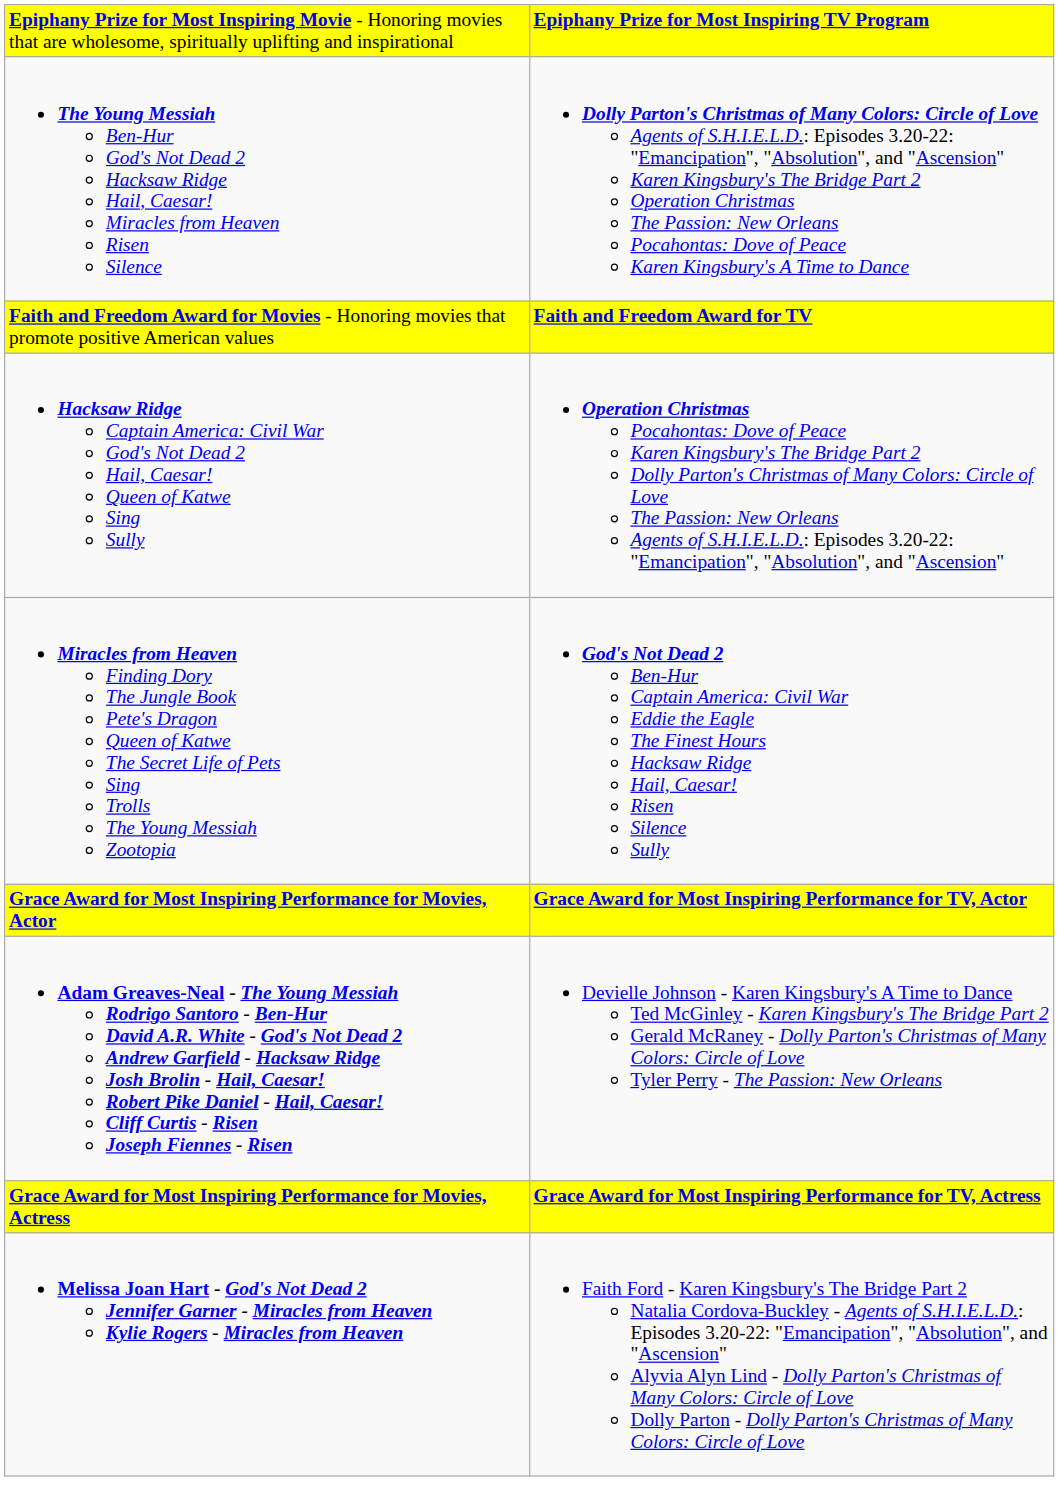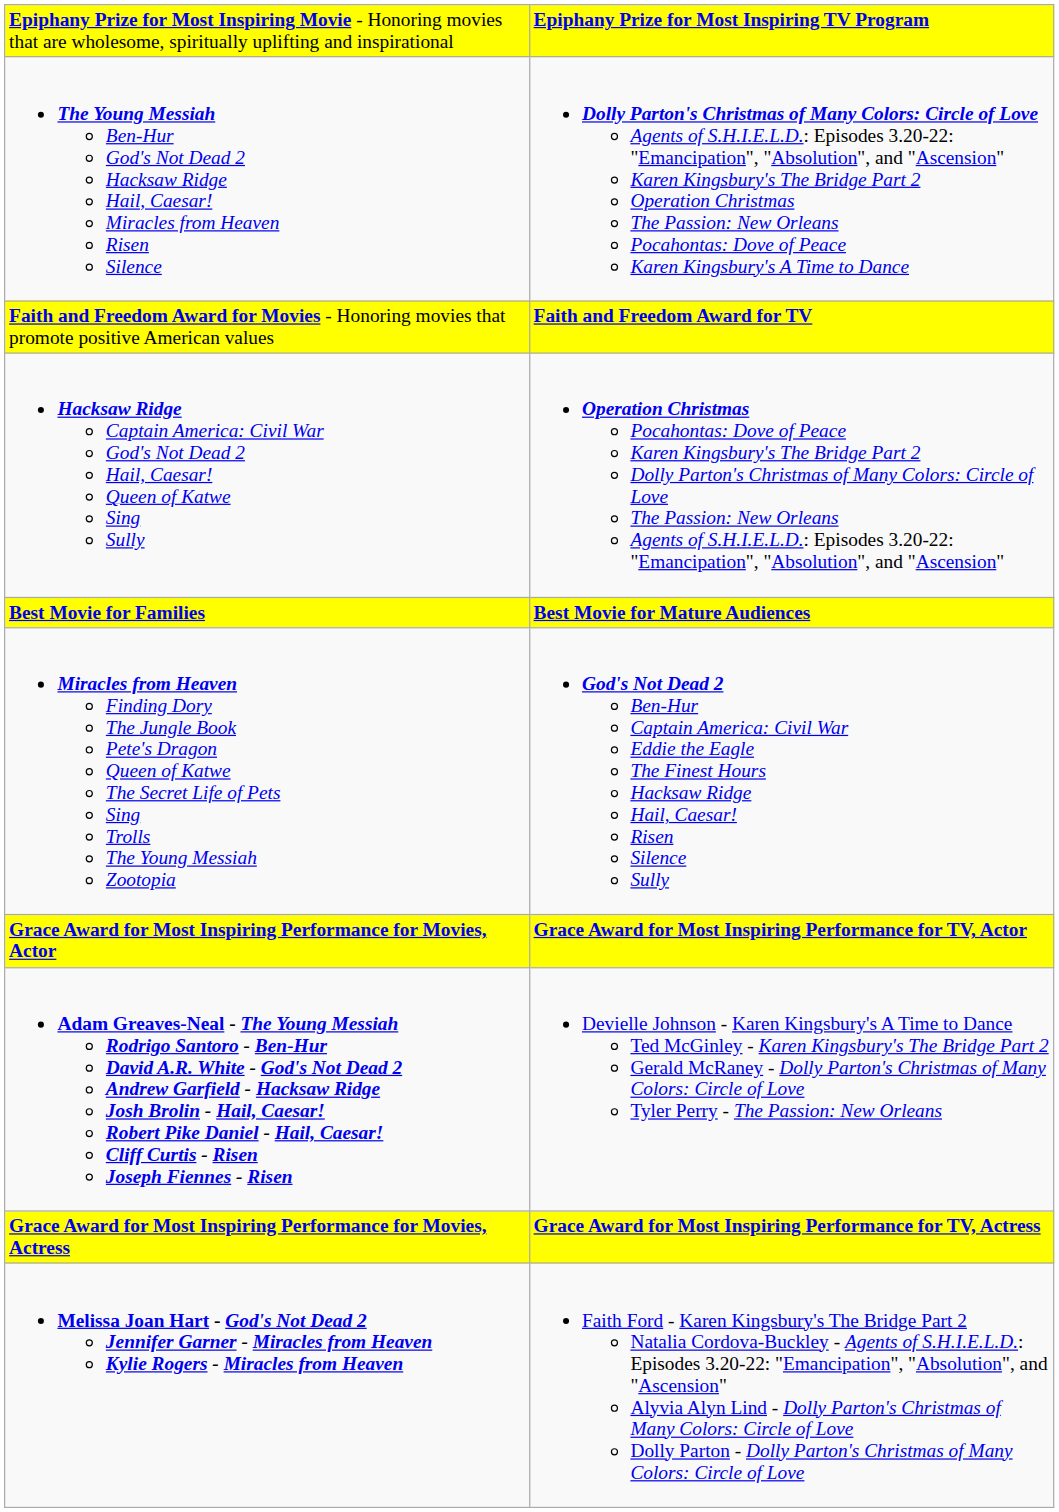+ row: (107, 612)
